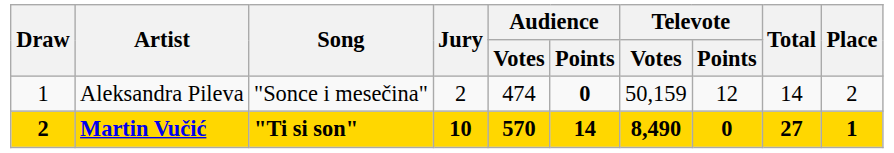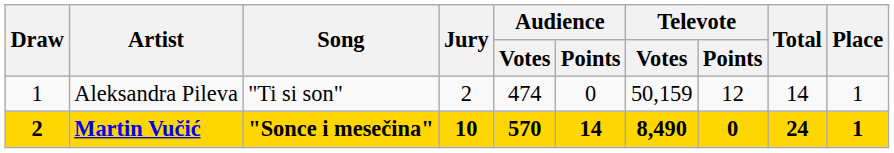(341, 93) "Sonce i mesečina" -> (296, 93) "Ti si son"
(585, 93) bold -> (591, 93) normal
(852, 93) 2 -> (858, 93) 1
(306, 128) "Ti si son" -> (341, 128) "Sonce i mesečina"
(792, 128) 27 -> (797, 128) 24
